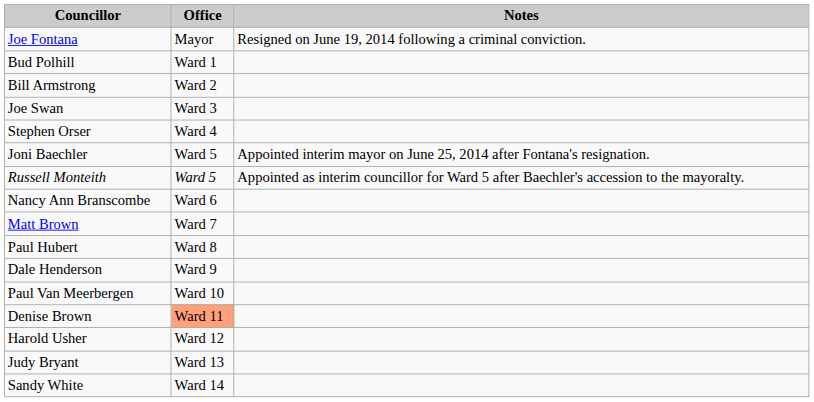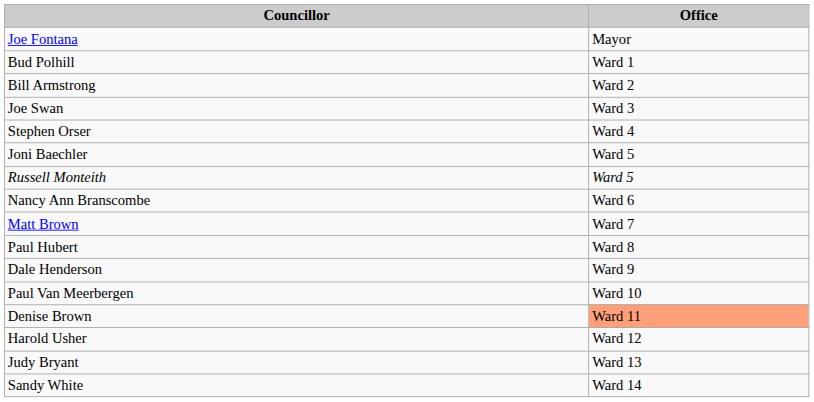- column: (521, 16)
